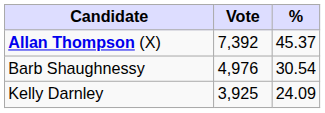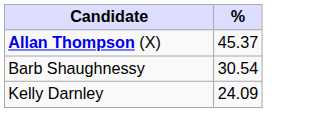- column: (243, 17)
